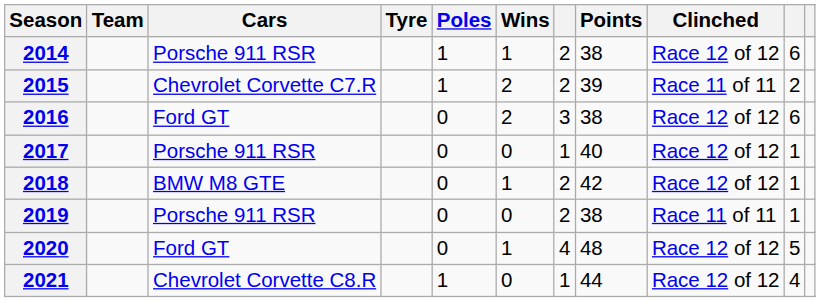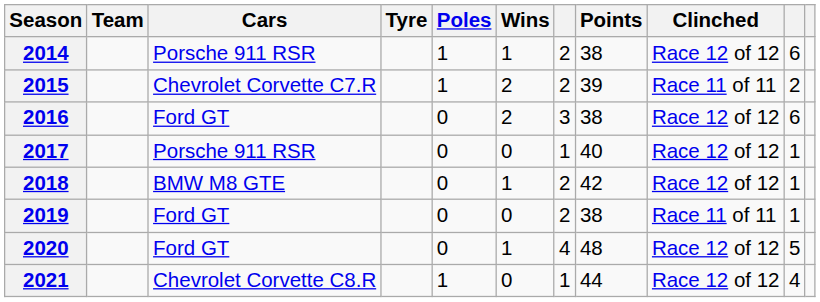(234, 215) Porsche 911 RSR -> (191, 215) Ford GT
